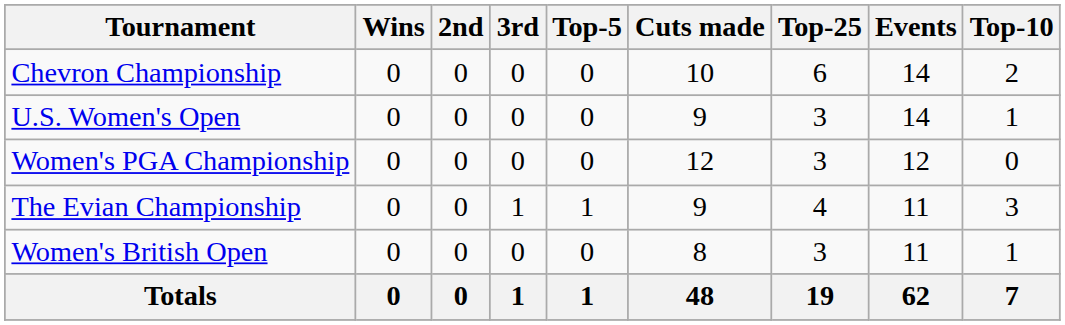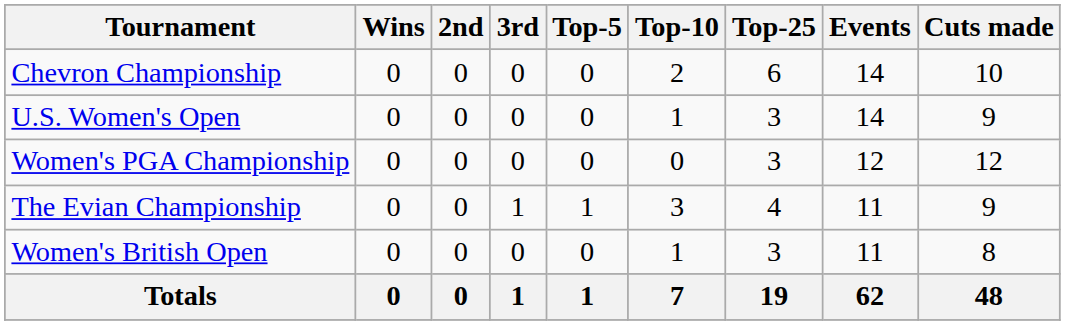columns swapped: (1012, 26) <-> (700, 26)
